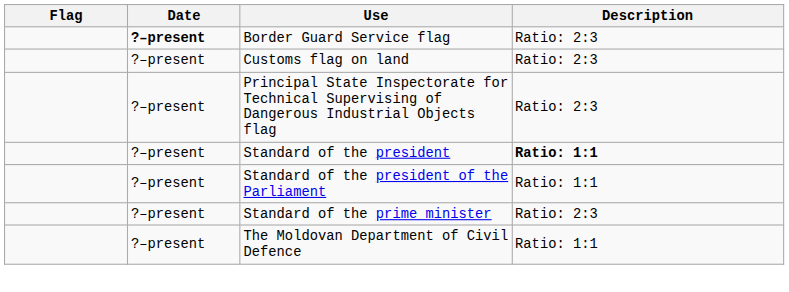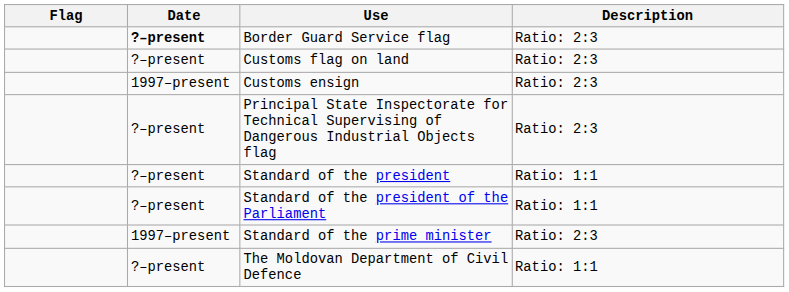+ row: (301, 83)
(556, 153) bold -> (556, 176) normal
(168, 214) ?–present -> (181, 237) 1997–present
